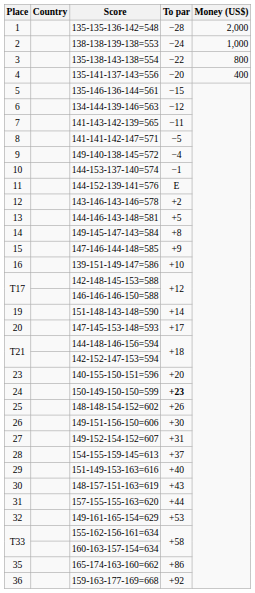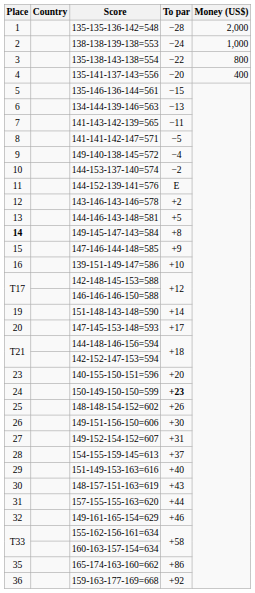(176, 107) −12 -> (176, 107) −13
(176, 170) −1 -> (176, 170) −2
(17, 233) normal -> (17, 233) bold
(176, 517) +53 -> (176, 517) +46
